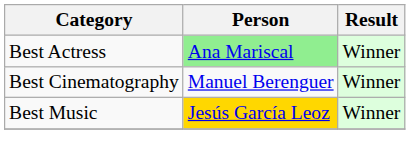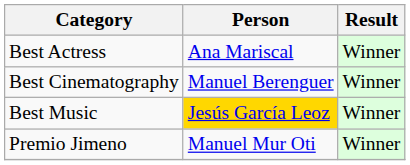(241, 50) lightgreen background -> (241, 50) no background
+ row: (68, 143)
